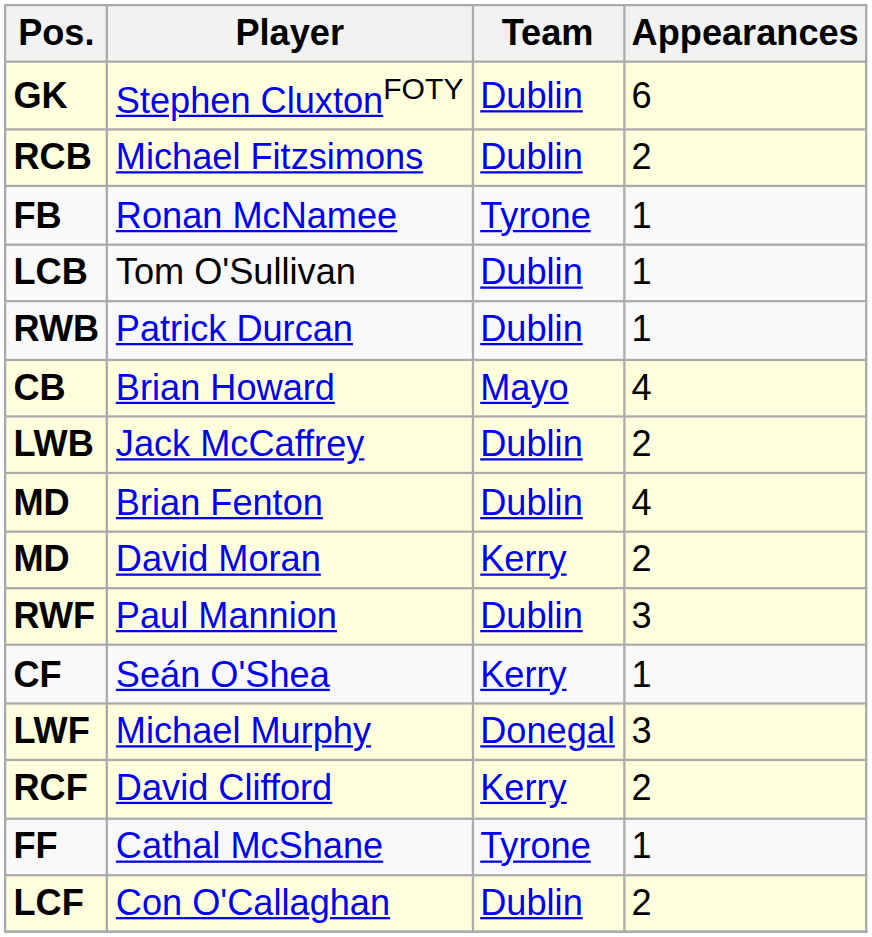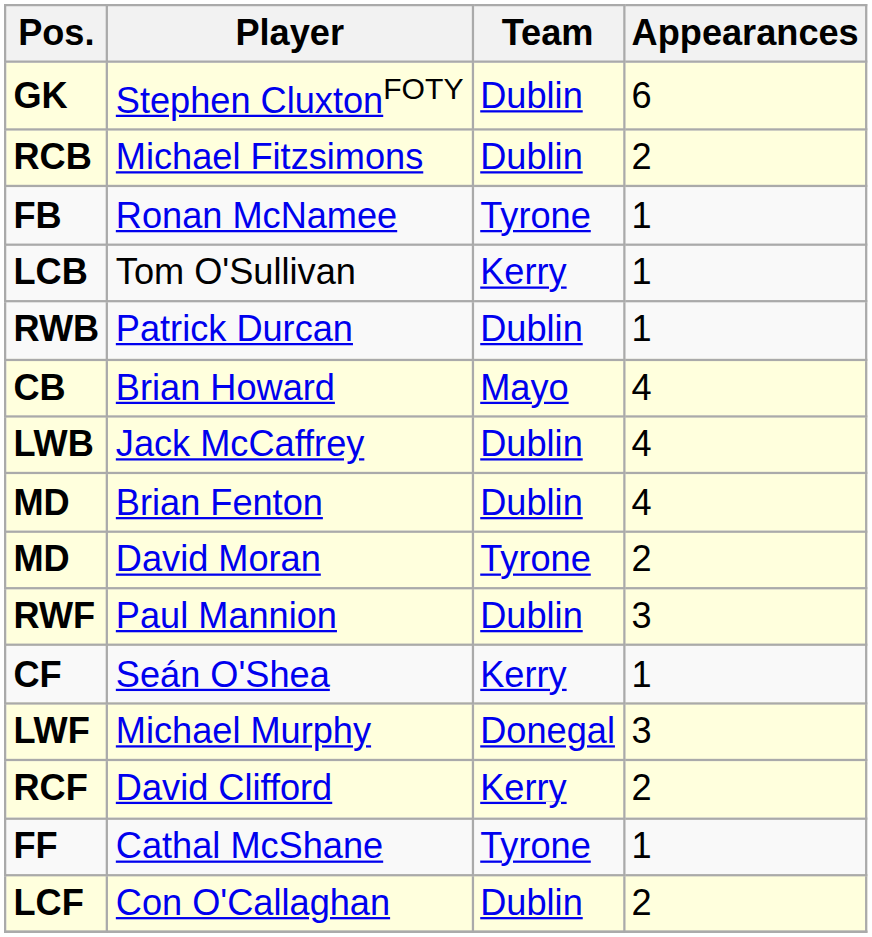(531, 272) Dublin -> (523, 272) Kerry
(642, 444) 2 -> (642, 444) 4
(523, 559) Kerry -> (536, 559) Tyrone
